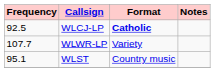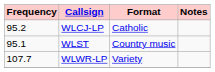(16, 28) 92.5 -> (16, 28) 95.2
(132, 28) bold -> (130, 28) normal
rows swapped: (75, 59) <-> (84, 43)
